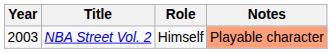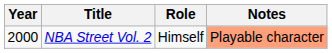(23, 37) 2003 -> (23, 37) 2000
